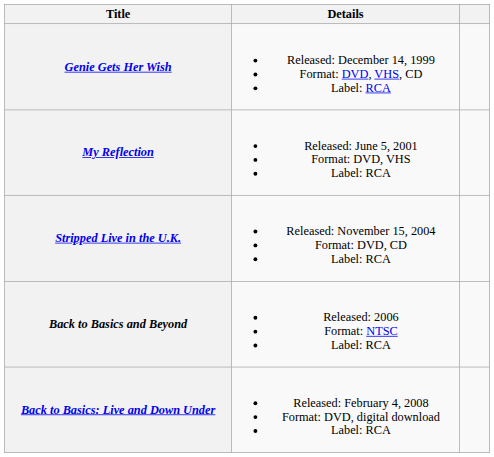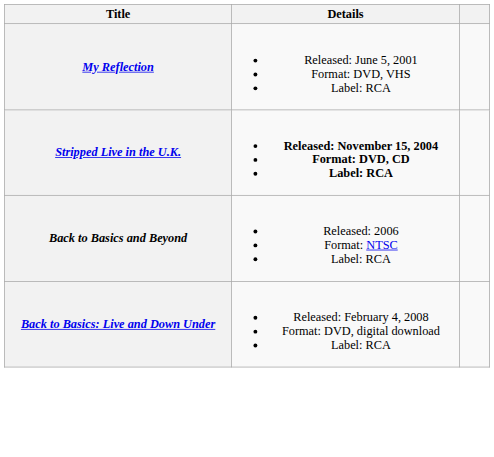- row: (118, 66)
(346, 245) normal -> (346, 159) bold
